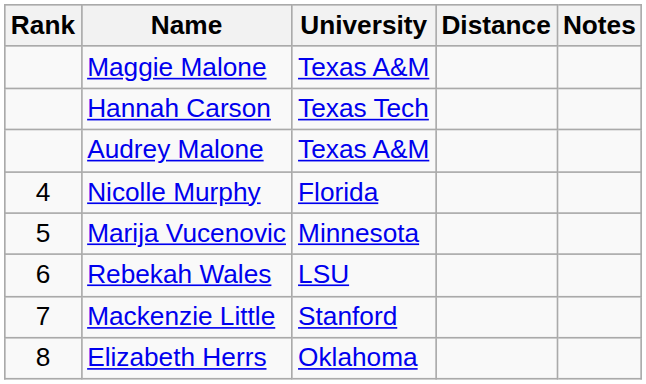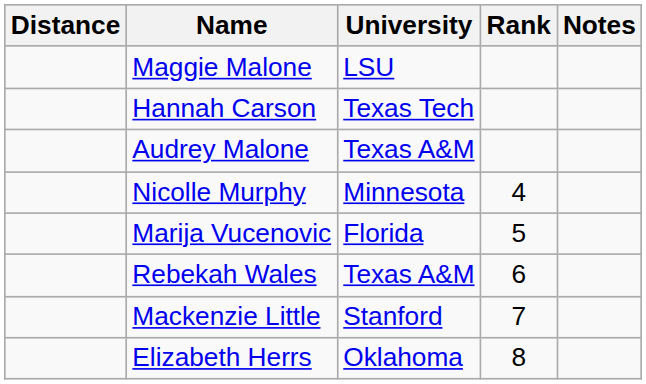columns swapped: (43, 25) <-> (496, 25)
(364, 66) Texas A&M -> (369, 66) LSU
(338, 191) Florida -> (404, 191) Minnesota
(359, 233) Minnesota -> (383, 233) Florida
(324, 274) LSU -> (409, 274) Texas A&M
